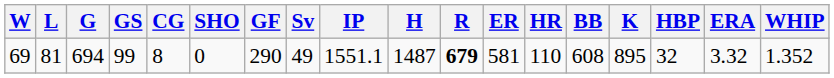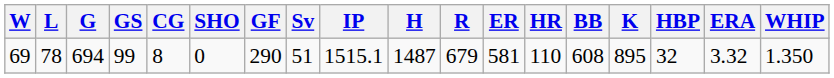(51, 55) 81 -> (51, 55) 78
(302, 55) 49 -> (302, 55) 51
(354, 55) 1551.1 -> (354, 55) 1515.1
(462, 55) bold -> (462, 55) normal
(789, 55) 1.352 -> (789, 55) 1.350
